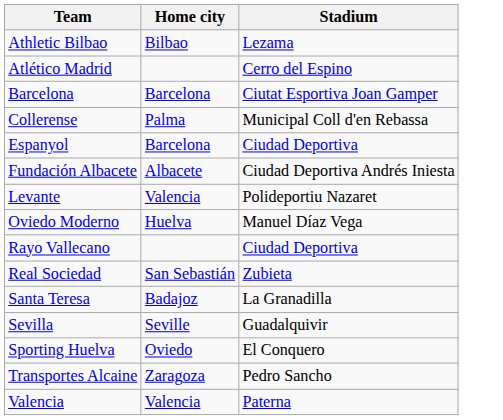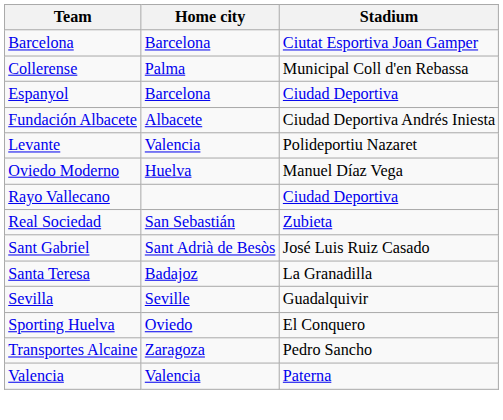- row: (58, 42)
- row: (60, 68)
+ row: (49, 247)
